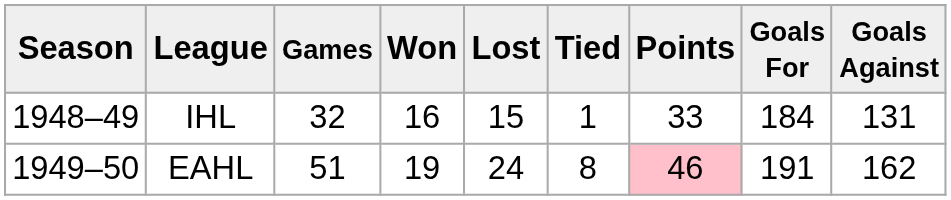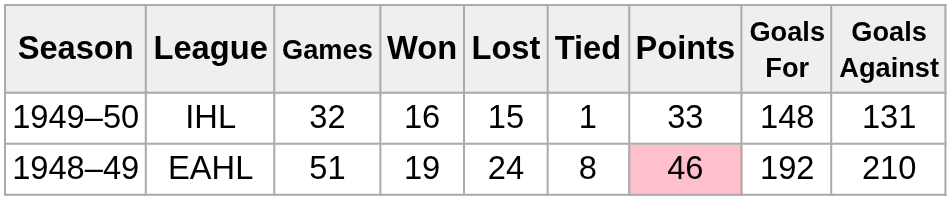(76, 117) 1948–49 -> (76, 117) 1949–50
(787, 117) 184 -> (787, 117) 148
(76, 168) 1949–50 -> (76, 168) 1948–49
(787, 168) 191 -> (787, 168) 192
(889, 168) 162 -> (889, 168) 210
